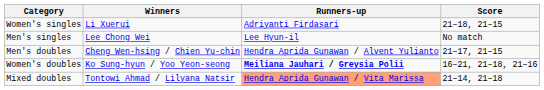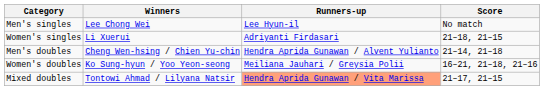rows swapped: (39, 38) <-> (44, 25)
(473, 52) 21–17, 21–15 -> (473, 52) 21–14, 21–18
(324, 65) bold -> (324, 65) normal
(473, 79) 21–14, 21–18 -> (473, 79) 21–17, 21–15
